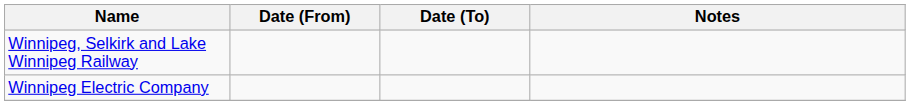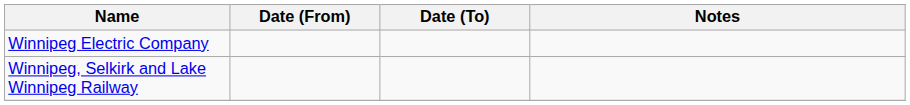rows swapped: (109, 87) <-> (107, 52)
